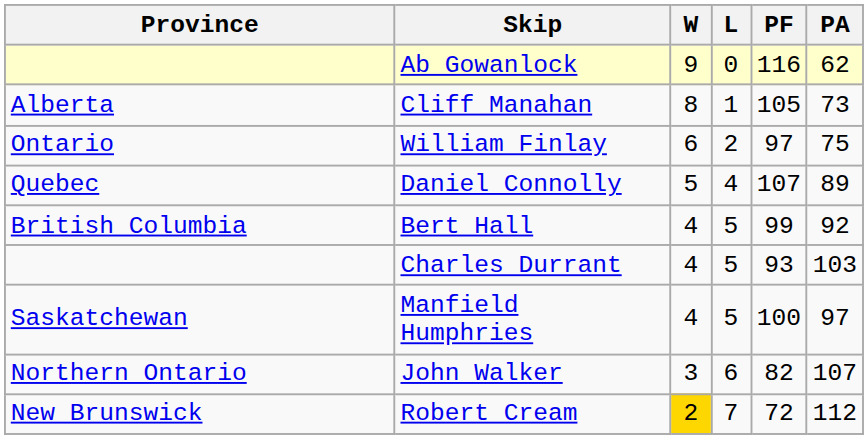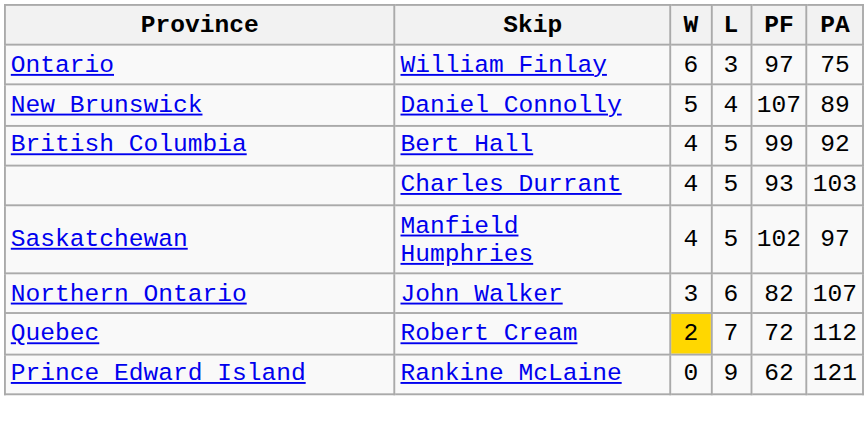- row: (489, 65)
- row: (496, 105)
(731, 145) 2 -> (731, 65) 3
(55, 185) Quebec -> (107, 105) New Brunswick
(779, 319) 100 -> (779, 239) 102
(107, 414) New Brunswick -> (55, 334) Quebec
+ row: (511, 374)
